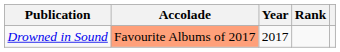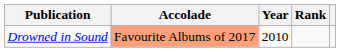(275, 36) 2017 -> (275, 36) 2010
